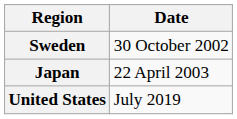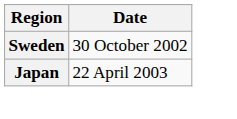- row: (57, 99)
